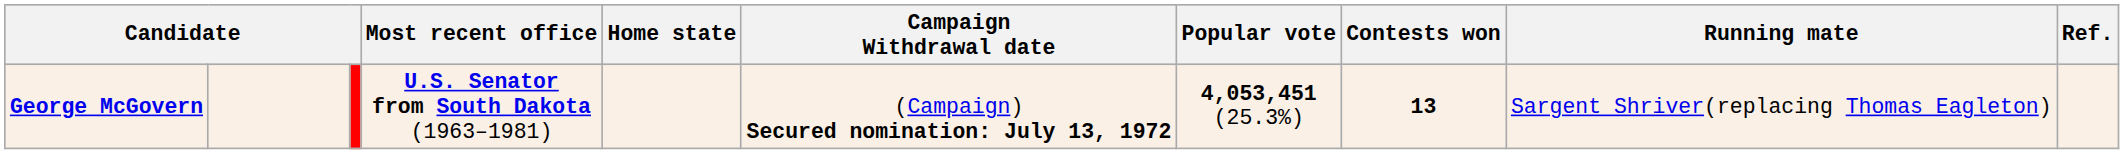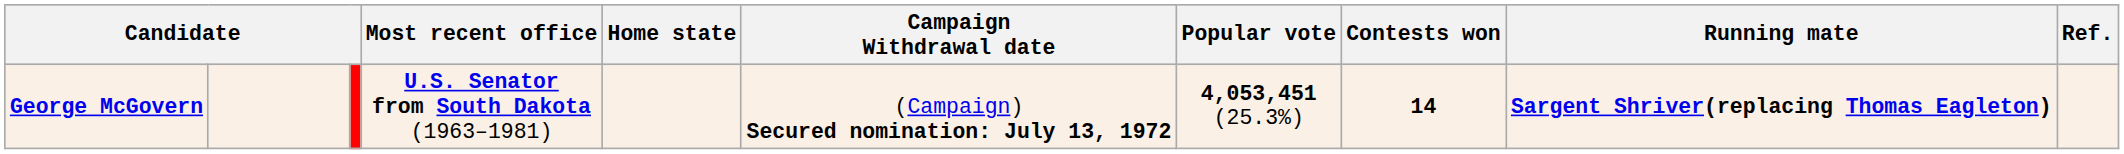(1423, 107) 13 -> (1423, 107) 14
(1781, 107) normal -> (1781, 107) bold
